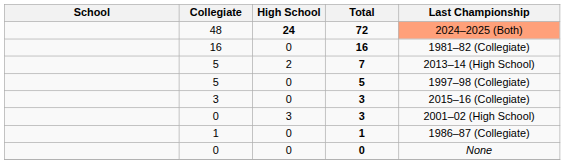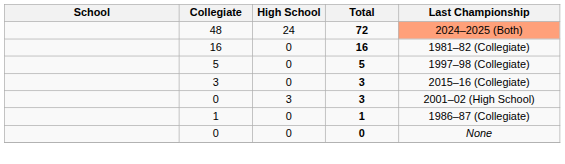(289, 30) bold -> (289, 30) normal
- row: (216, 64)
